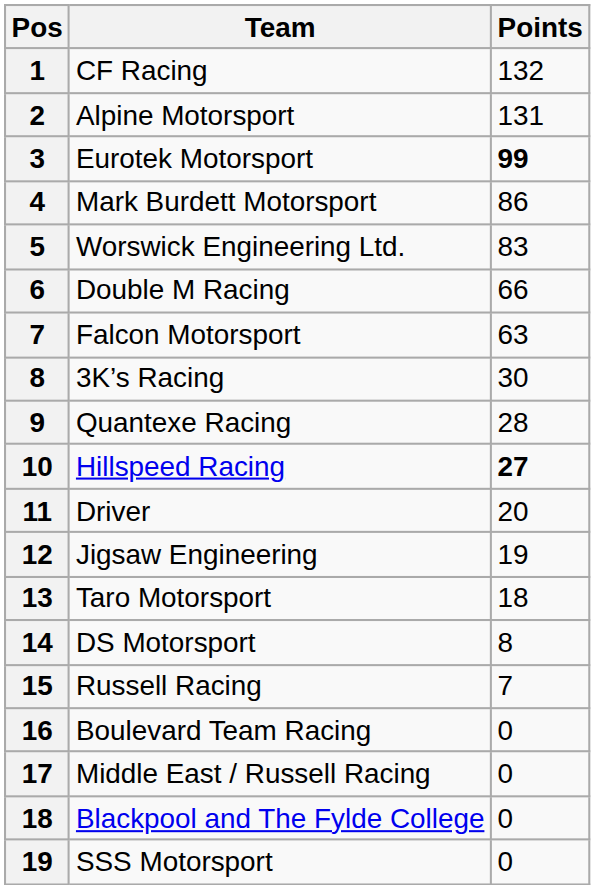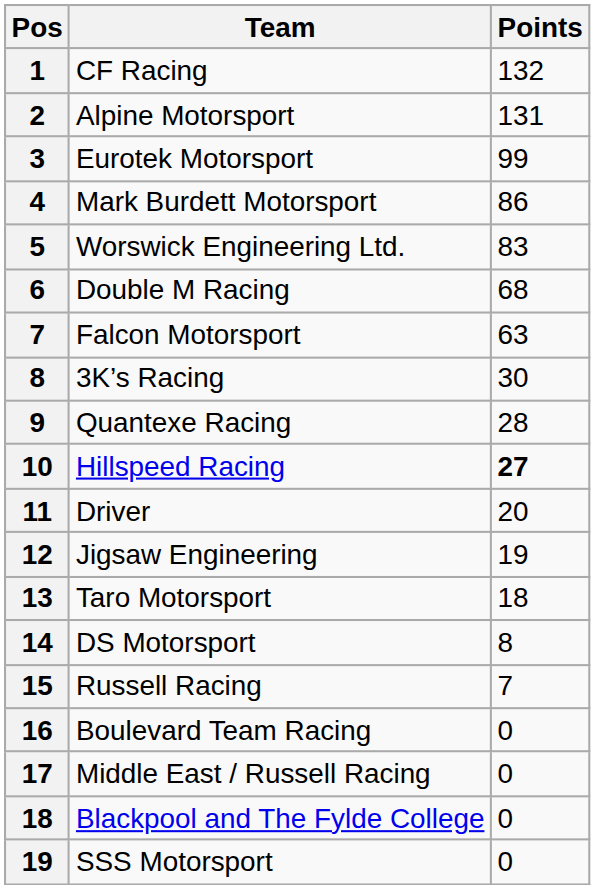(513, 158) bold -> (513, 158) normal
(513, 290) 66 -> (513, 290) 68
